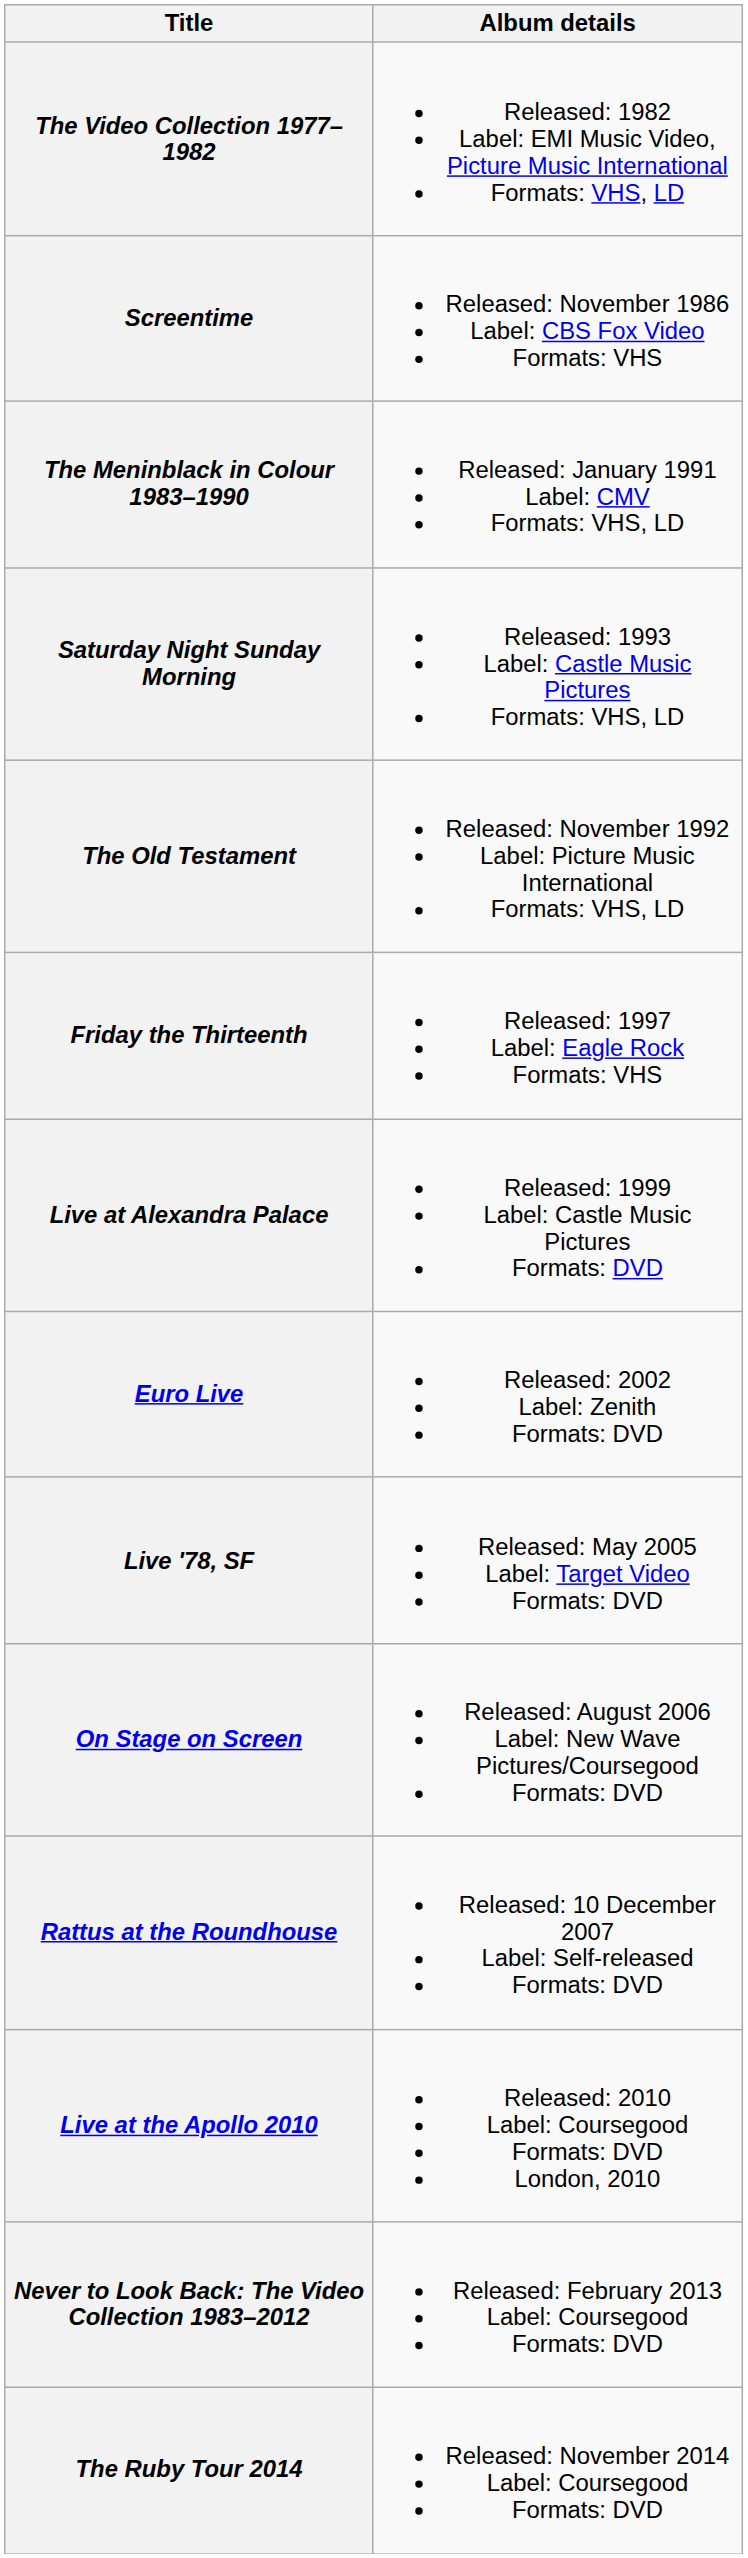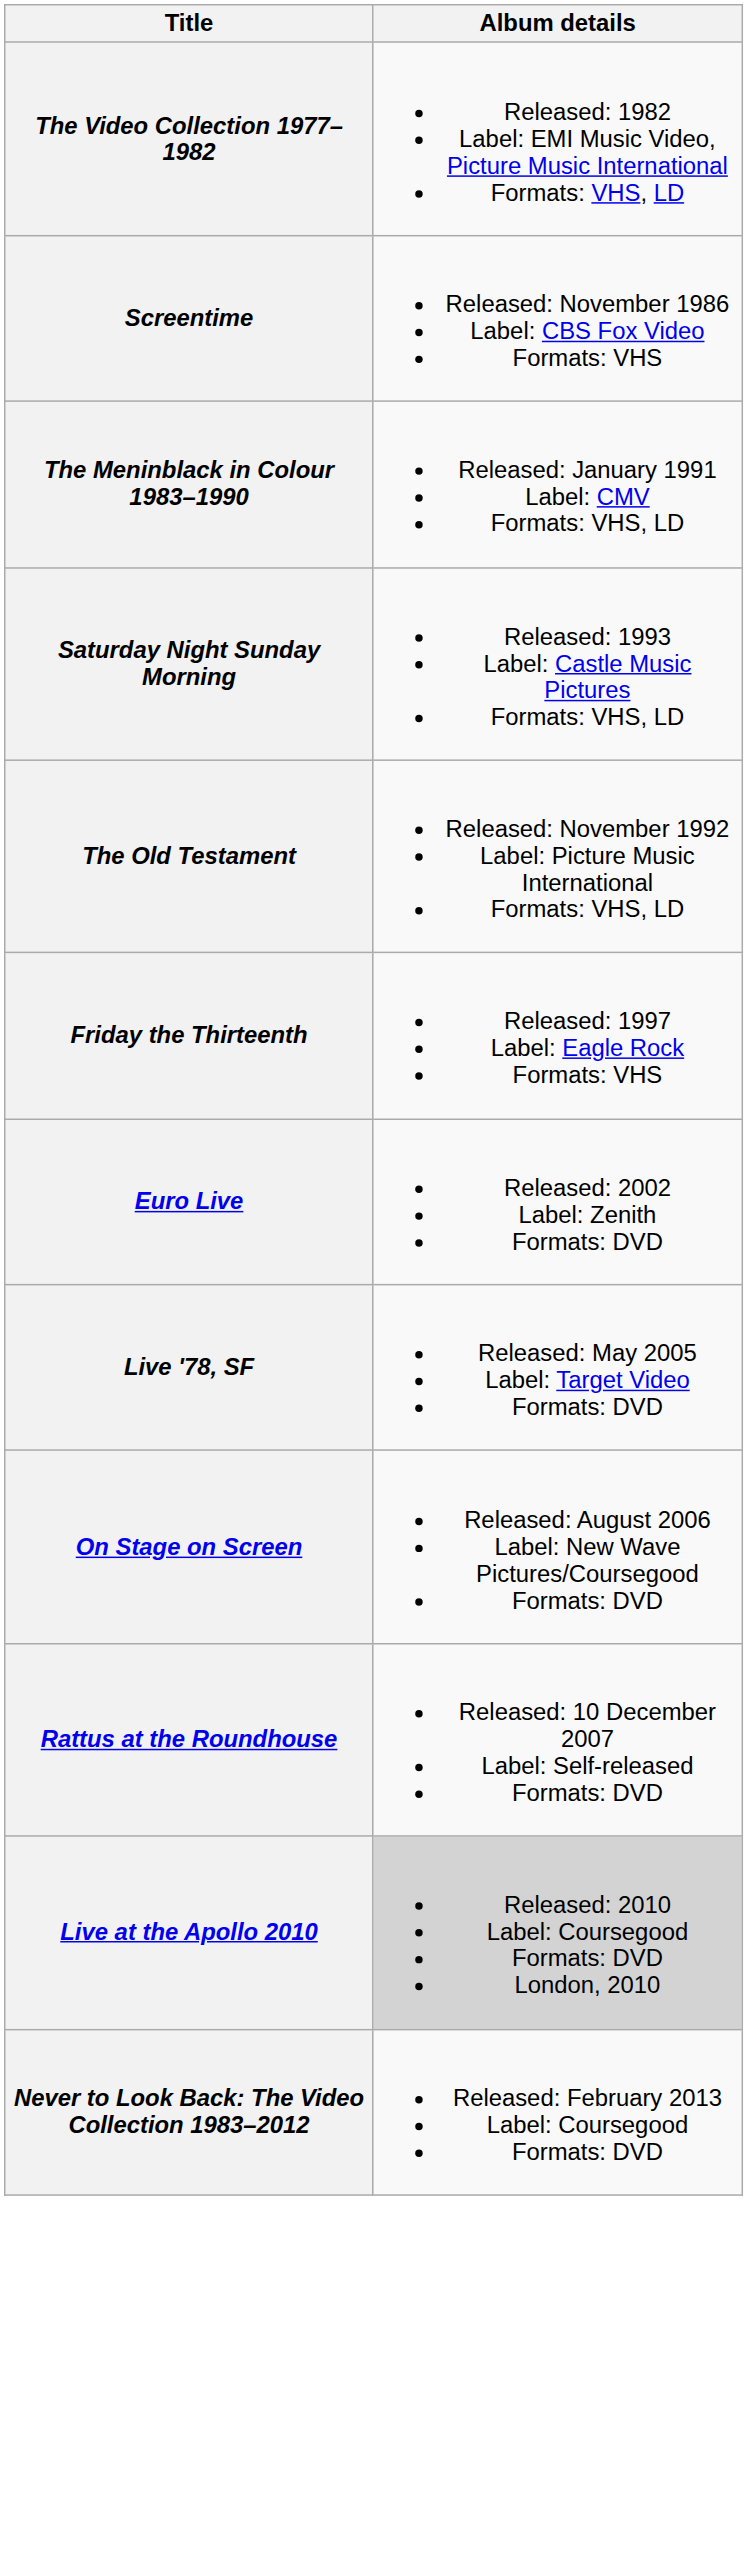- row: (189, 1214)
(558, 2139) no background -> (558, 1946) lightgrey background
- row: (189, 2470)
